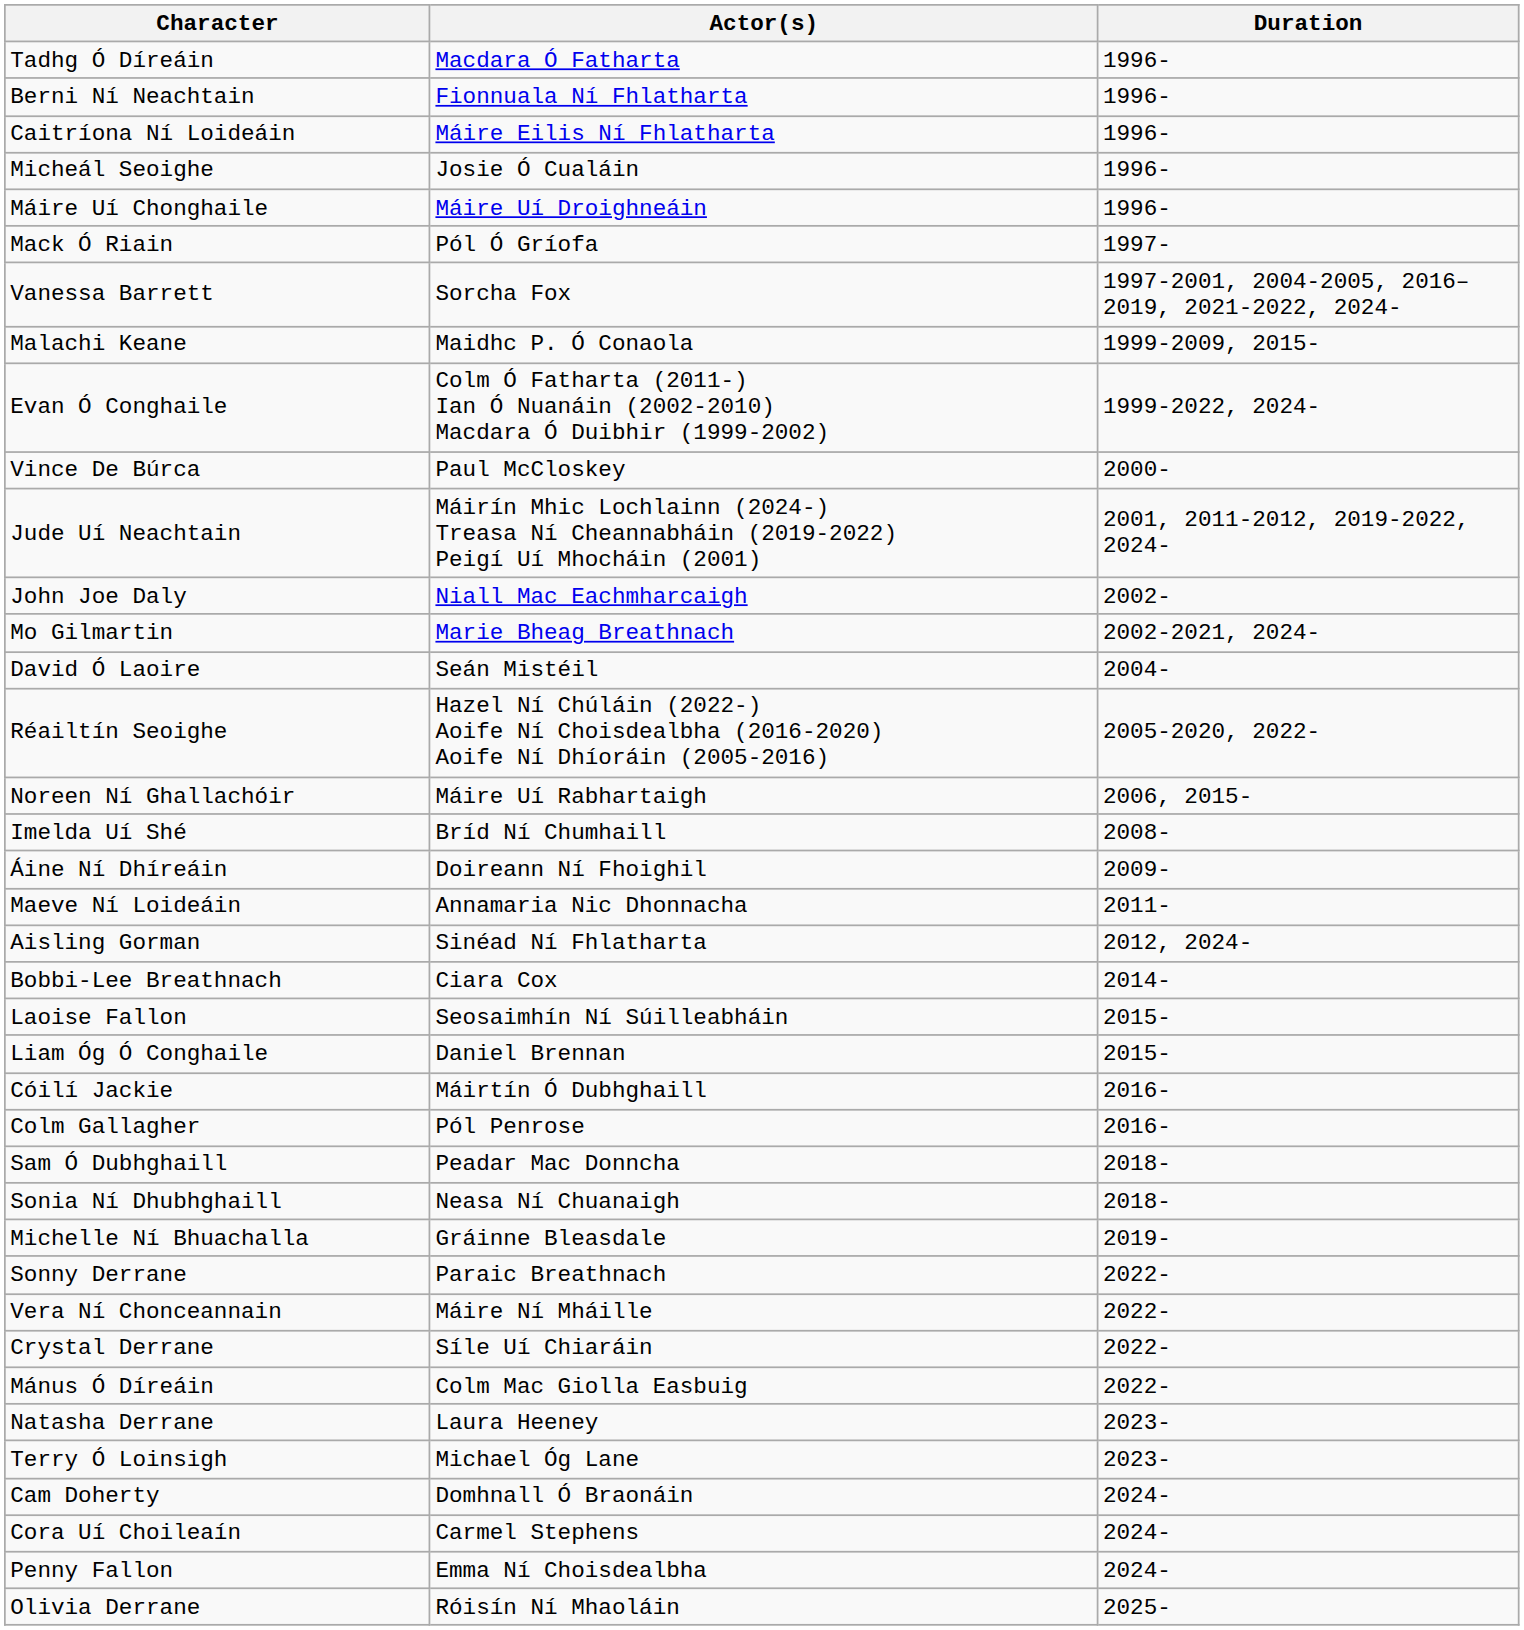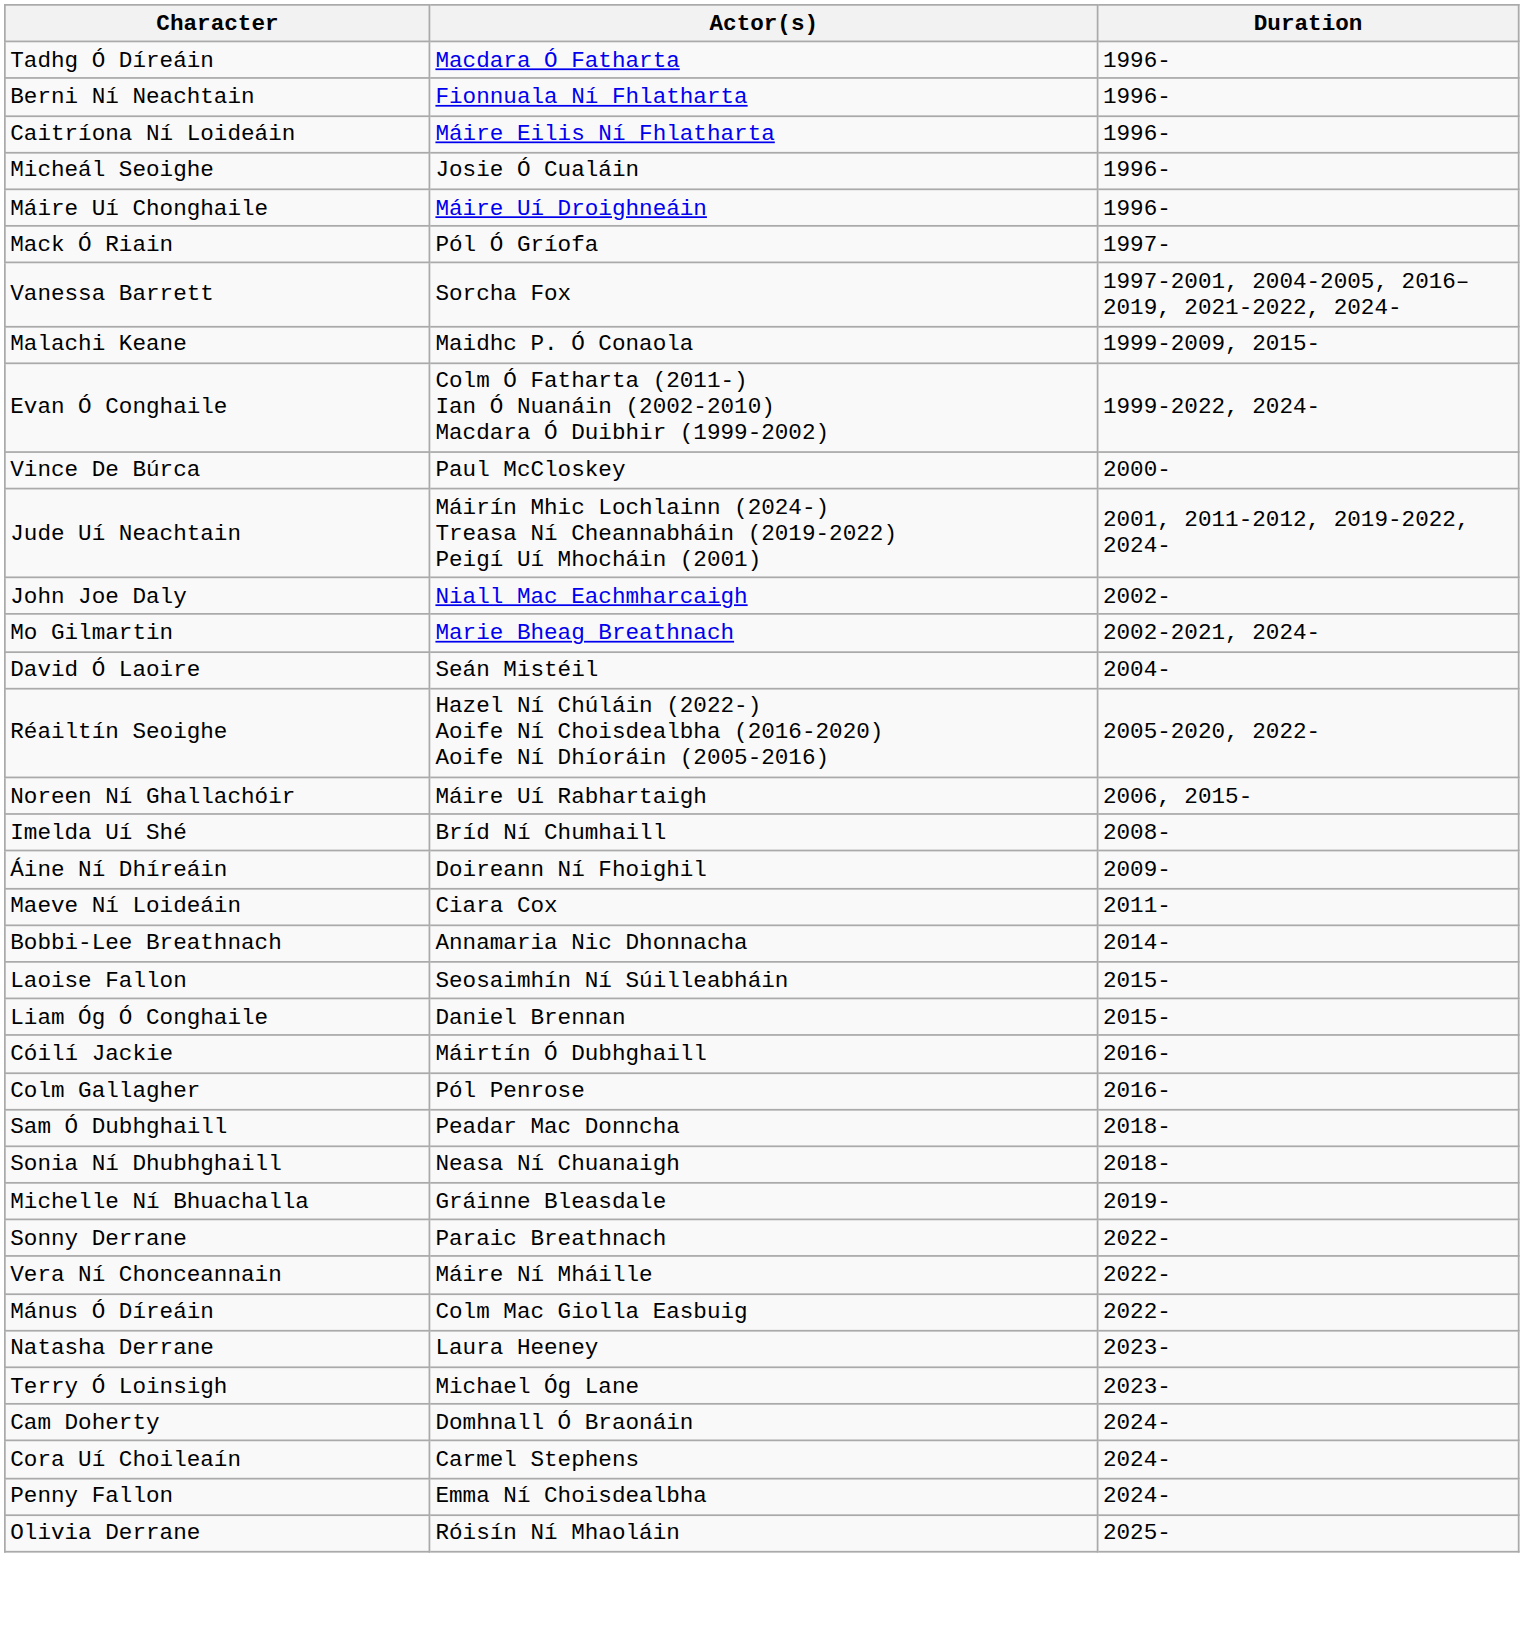(592, 906) Annamaria Nic Dhonnacha -> (497, 906) Ciara Cox
- row: (105, 943)
(497, 980) Ciara Cox -> (592, 943) Annamaria Nic Dhonnacha
- row: (112, 1349)
